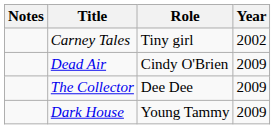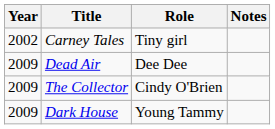columns swapped: (251, 16) <-> (26, 16)
(185, 64) Cindy O'Brien -> (161, 64) Dee Dee
(167, 87) Dee Dee -> (179, 87) Cindy O'Brien
